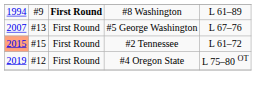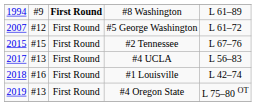(38, 28) #13 -> (38, 28) #12
(225, 28) L 67–76 -> (225, 28) L 61–72
(17, 43) lightsalmon background -> (17, 43) no background
(225, 43) L 61–72 -> (225, 43) L 67–76
+ row: (152, 59)
+ row: (152, 75)
(38, 60) #12 -> (38, 92) #13
